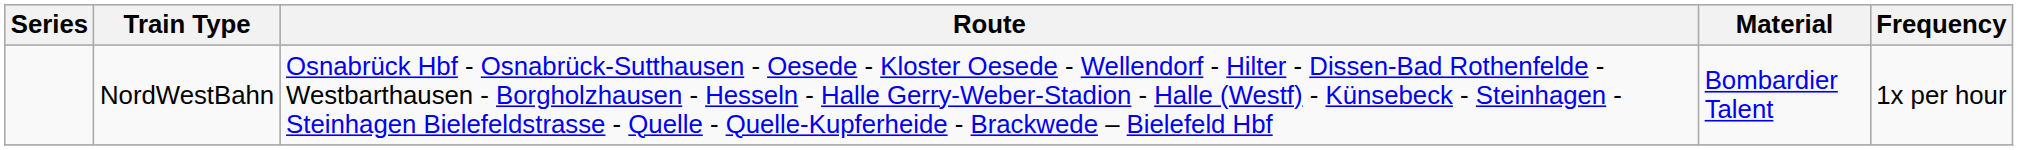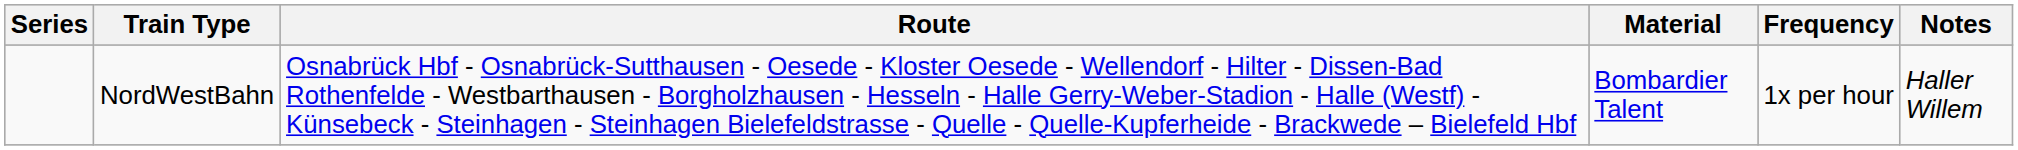+ column: (1956, 24)
